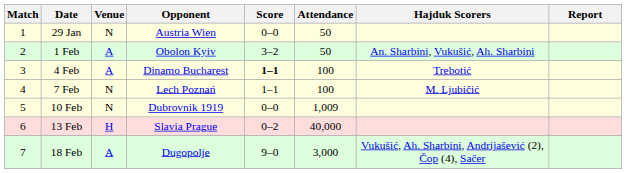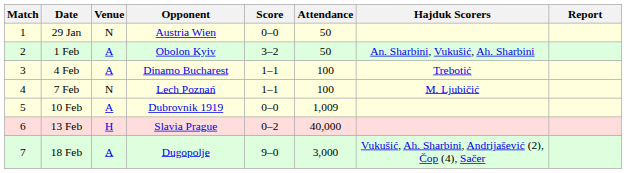(270, 70) bold -> (270, 70) normal
(109, 108) N -> (109, 108) A
